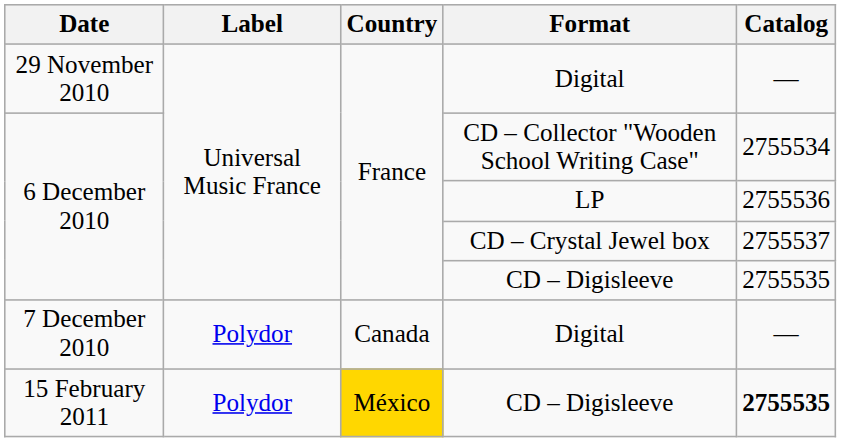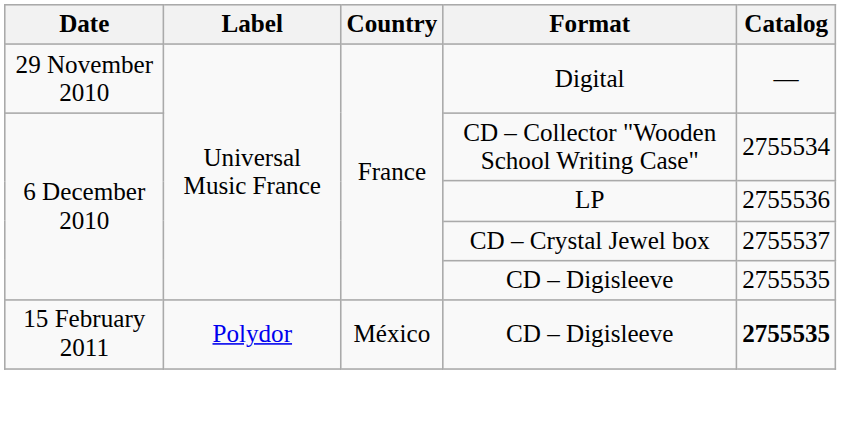- row: (84, 334)
(392, 402) gold background -> (392, 334) no background
